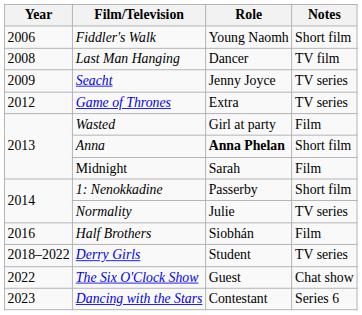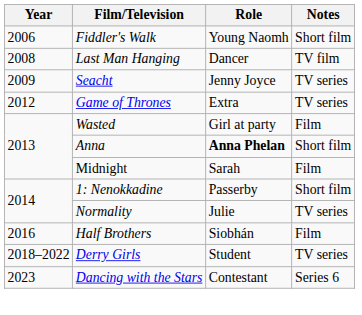- row: (137, 277)
